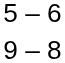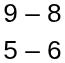rows swapped: (32, 50) <-> (32, 13)
